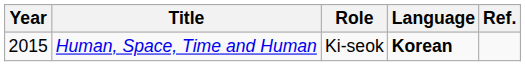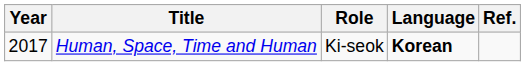(28, 46) 2015 -> (28, 46) 2017
